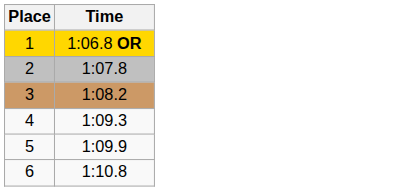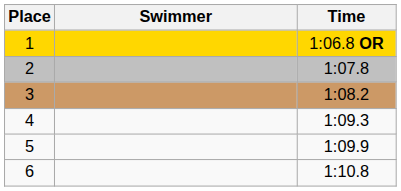+ column: (176, 17)
